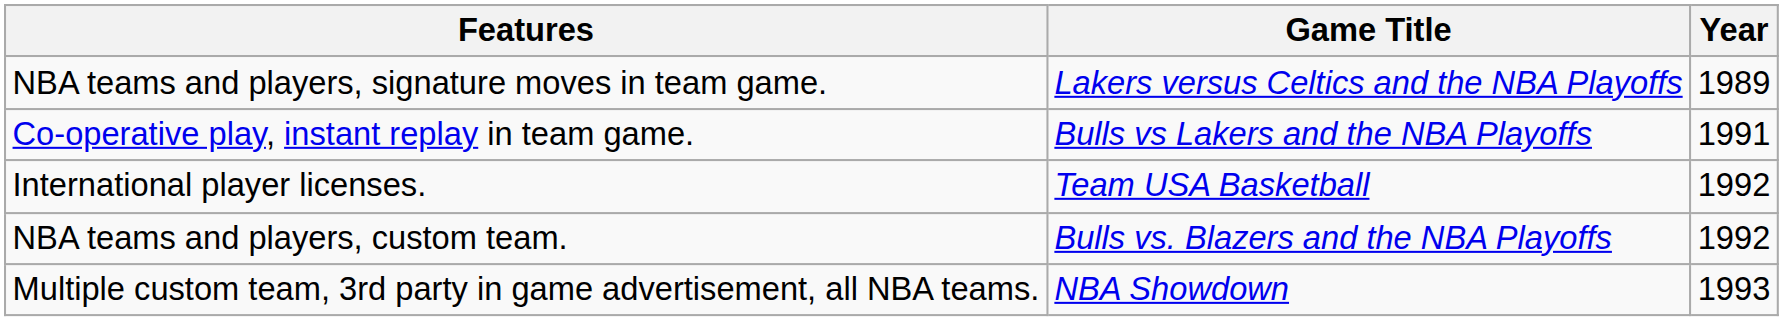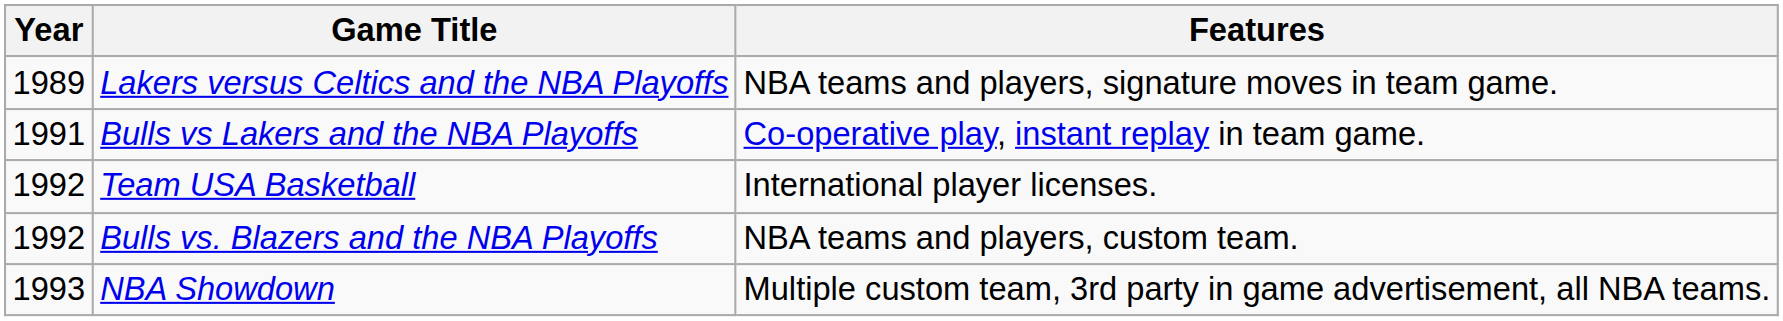columns swapped: (1734, 30) <-> (526, 30)
